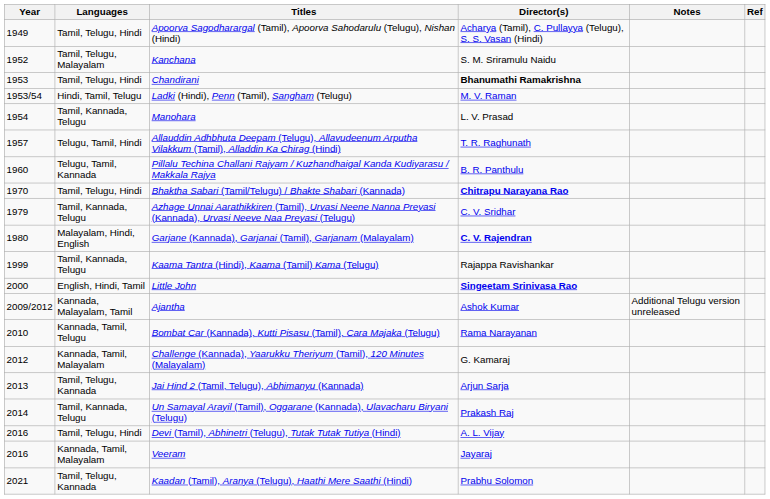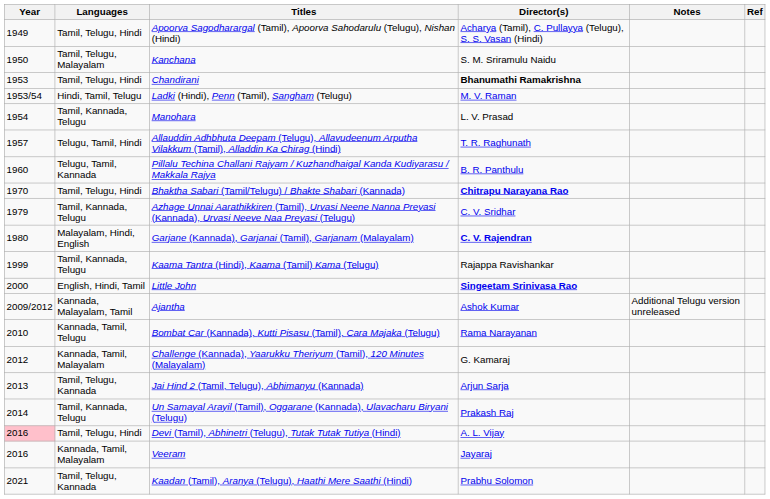(17, 59) 1952 -> (17, 59) 1950
(17, 433) no background -> (17, 433) pink background
